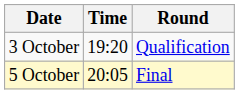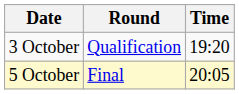columns swapped: (108, 18) <-> (183, 18)
